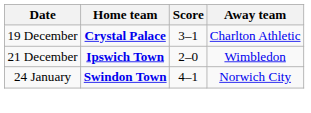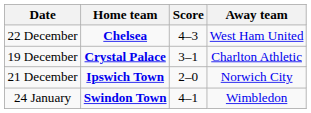+ row: (43, 35)
(255, 56) Wimbledon -> (257, 77) Norwich City
(255, 77) Norwich City -> (257, 98) Wimbledon
